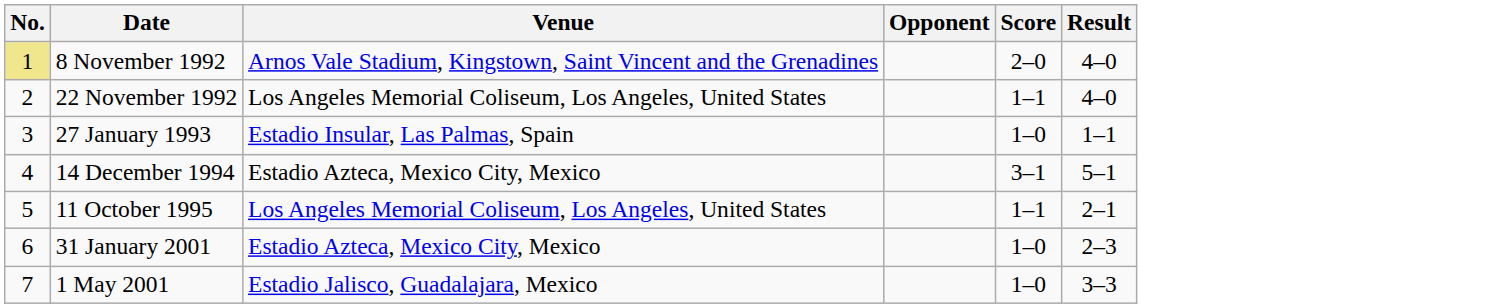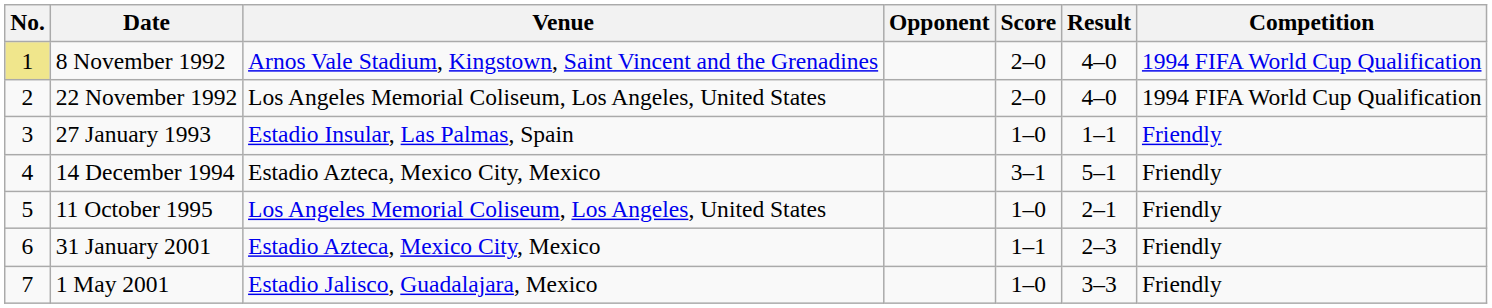+ column: (1312, 23)
(1028, 97) 1–1 -> (1028, 97) 2–0
(1028, 209) 1–1 -> (1028, 209) 1–0
(1028, 246) 1–0 -> (1028, 246) 1–1
